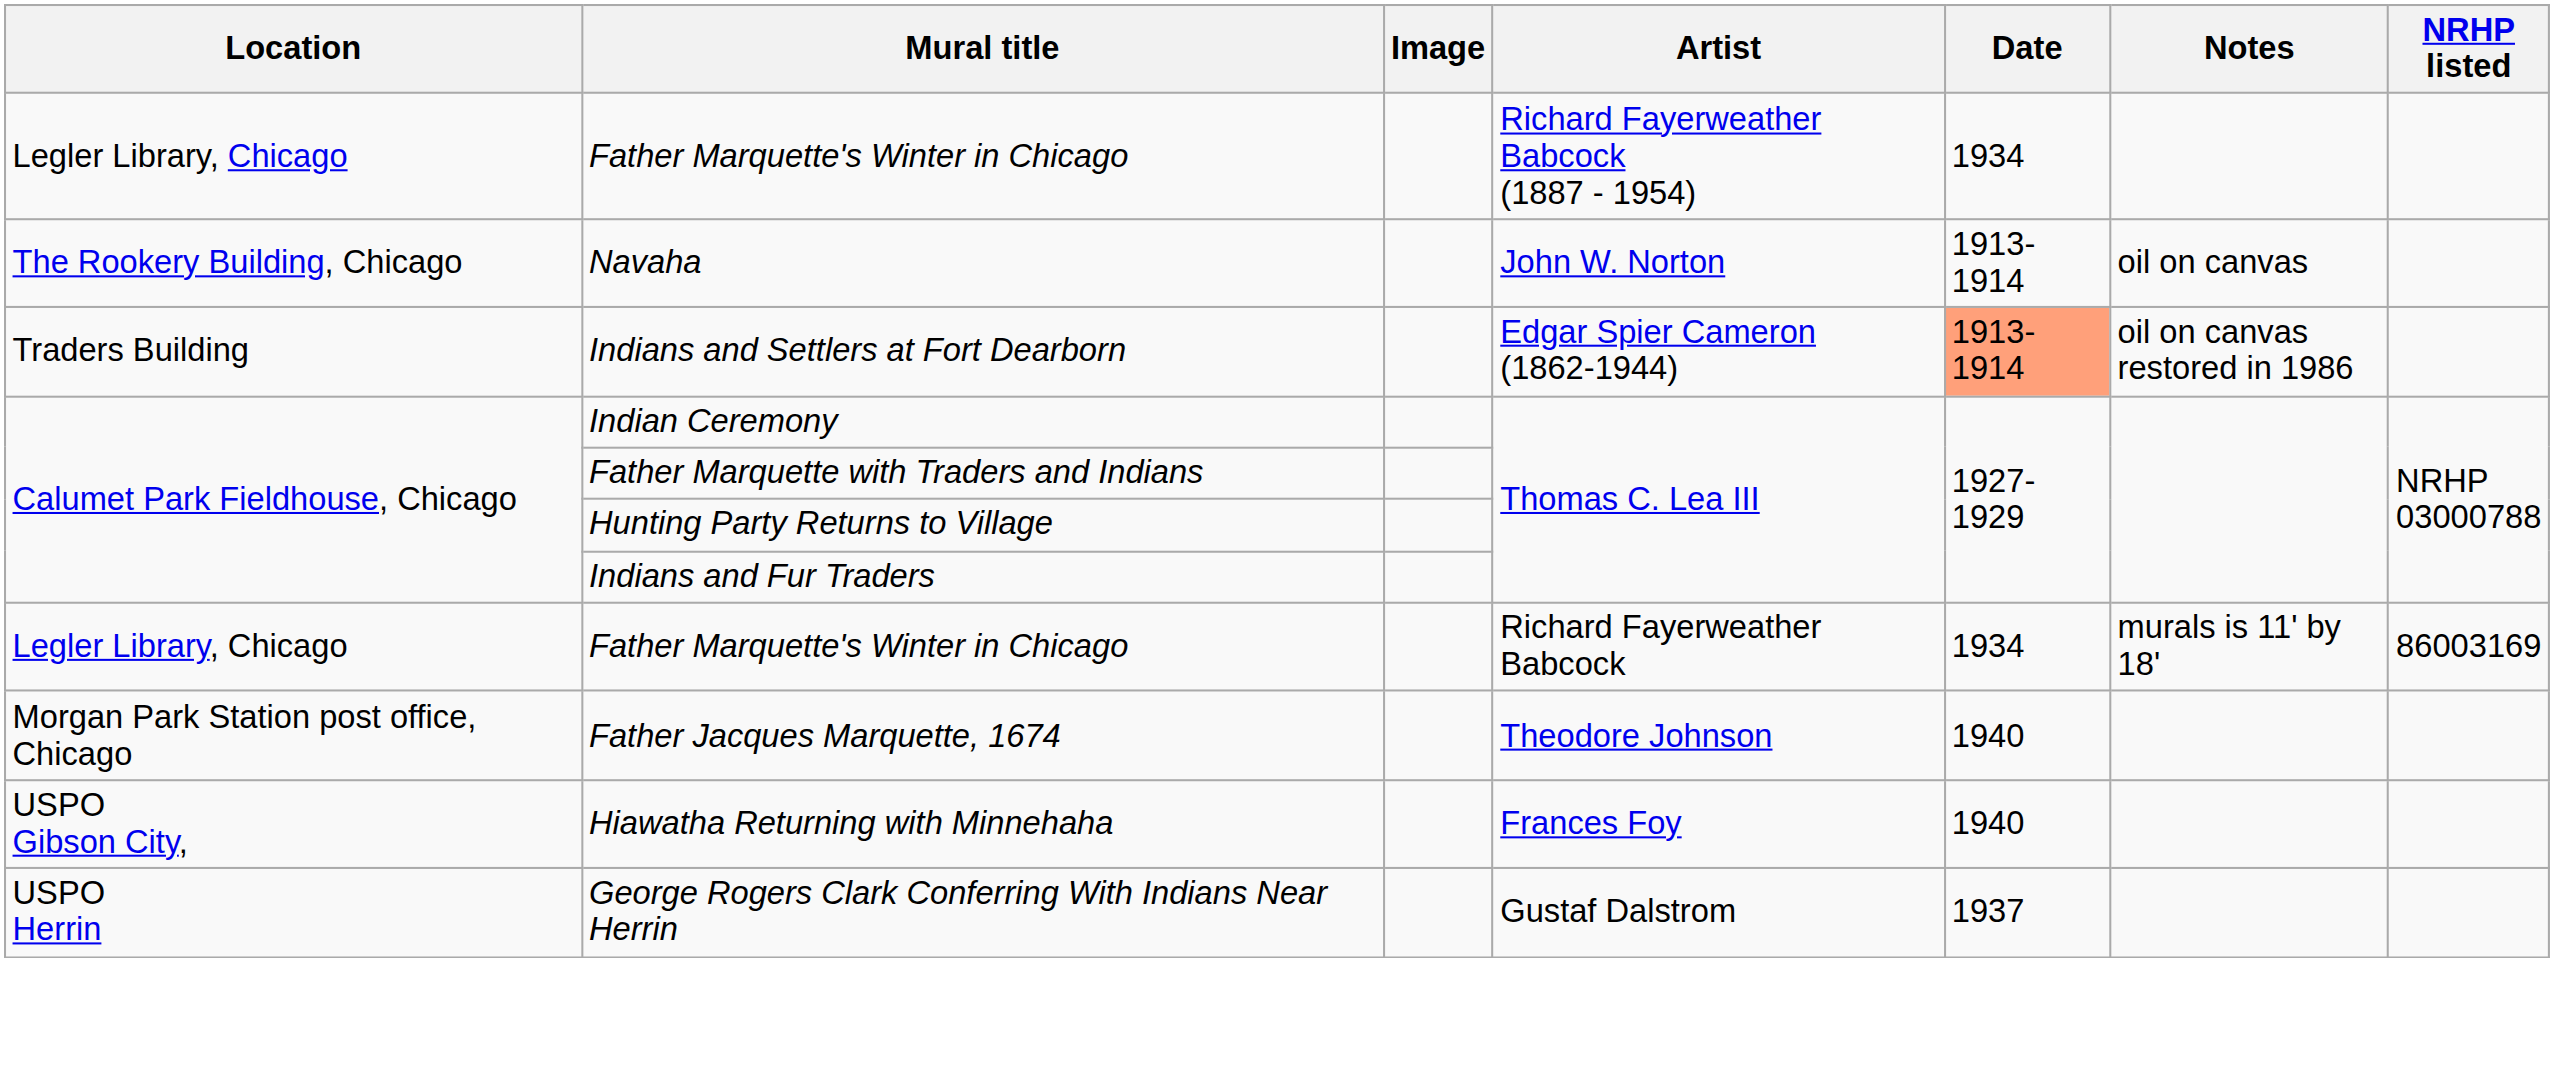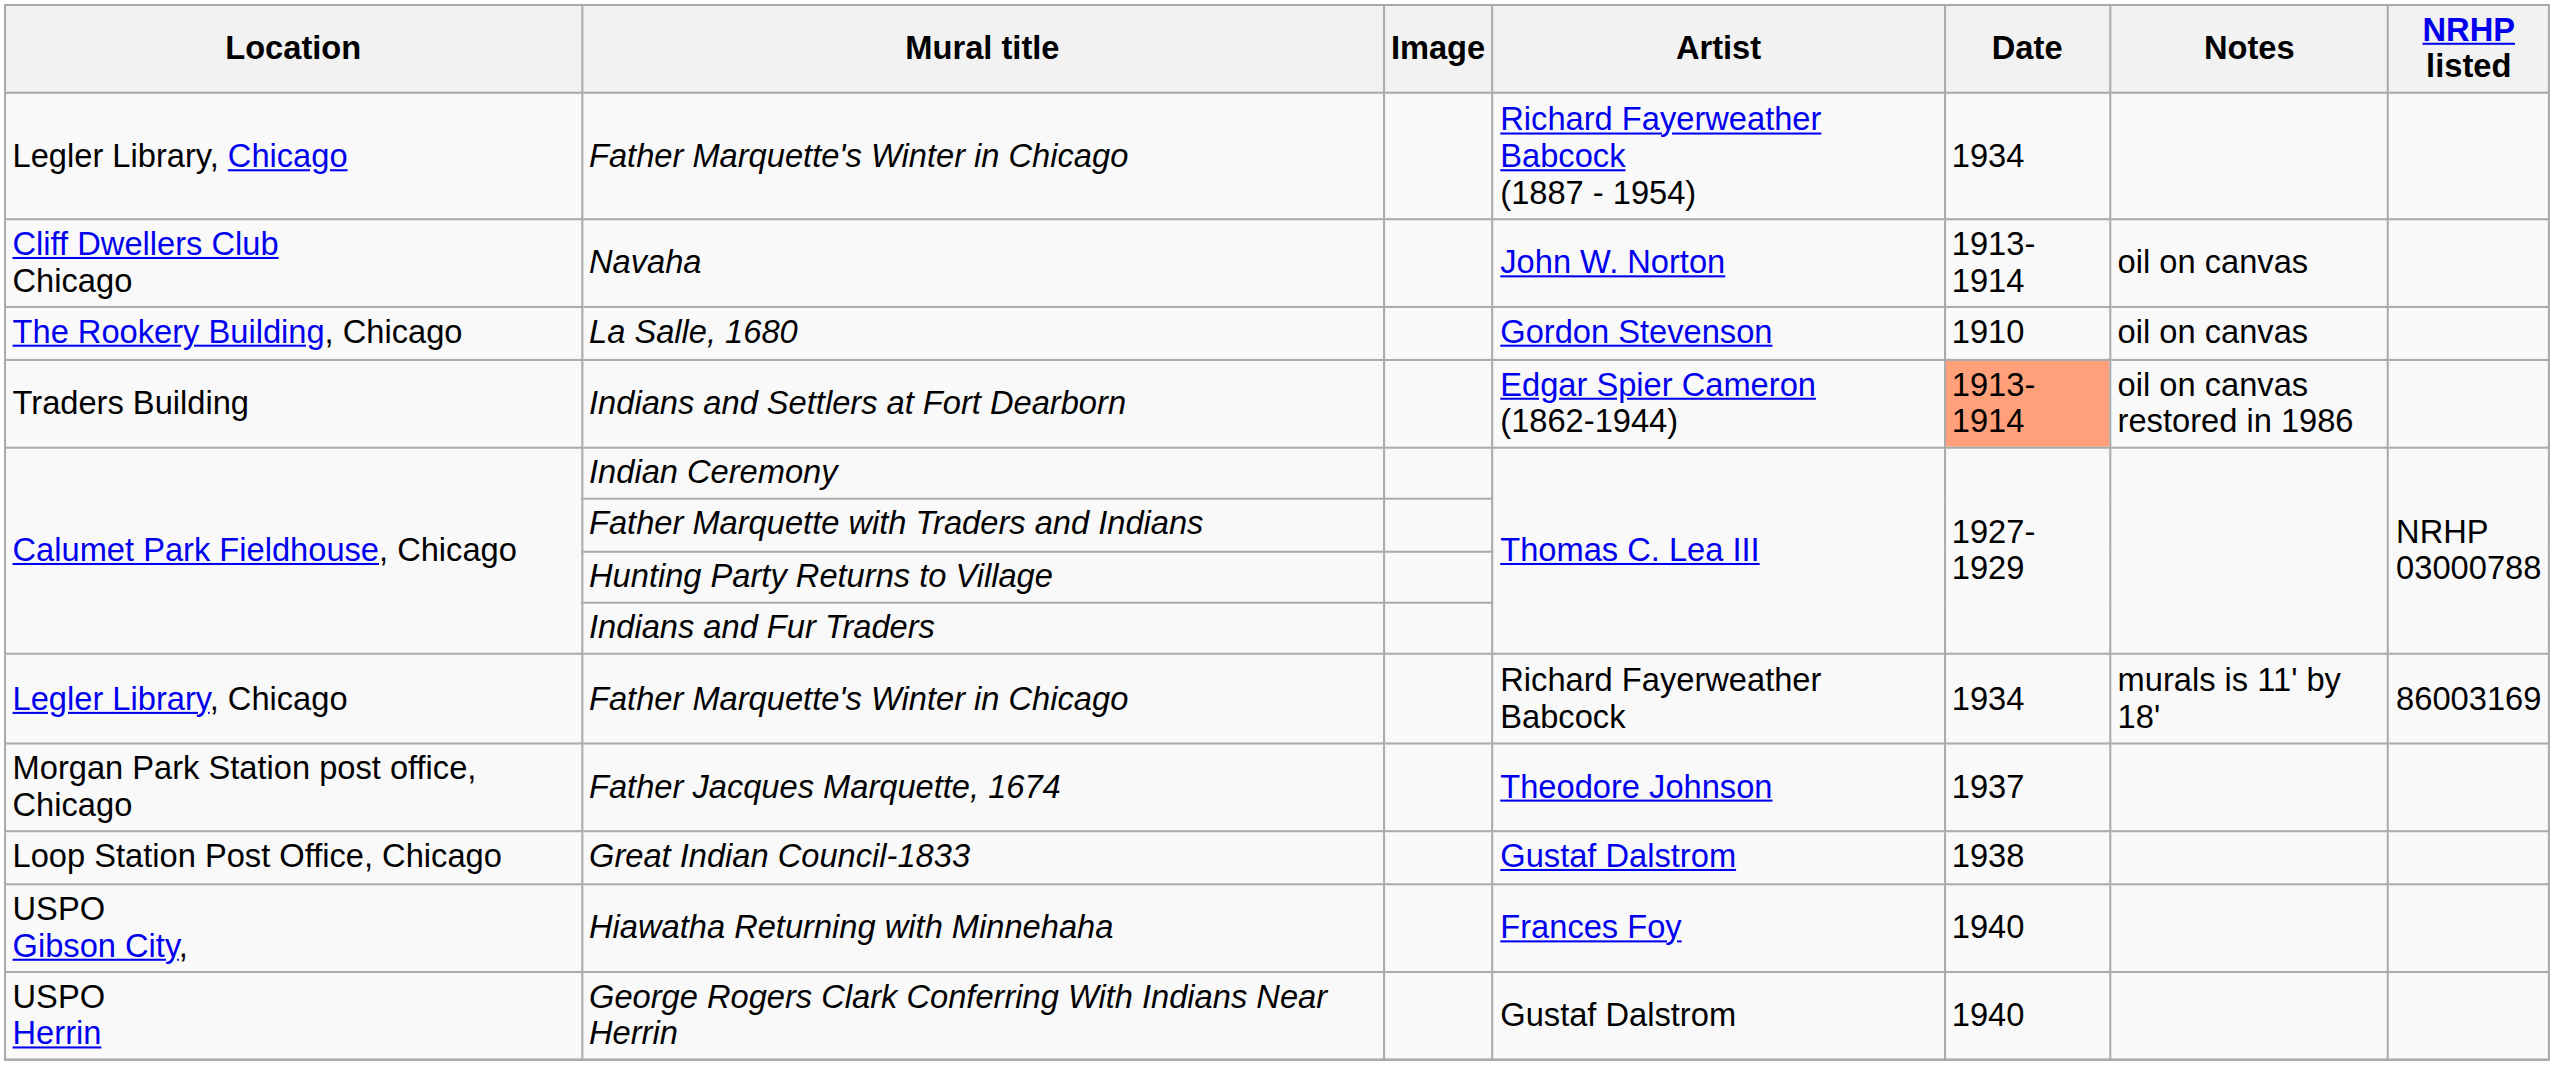(238, 262) The Rookery Building, Chicago -> (146, 262) Cliff Dwellers Club Chicago
+ row: (693, 332)
(1988, 734) 1940 -> (1988, 786) 1937
+ row: (780, 856)
(1988, 911) 1937 -> (1988, 1015) 1940
